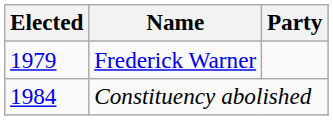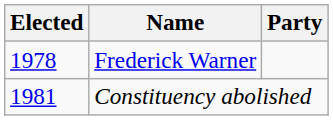(33, 59) 1979 -> (33, 59) 1978
(33, 96) 1984 -> (33, 96) 1981
